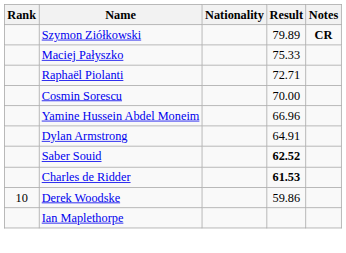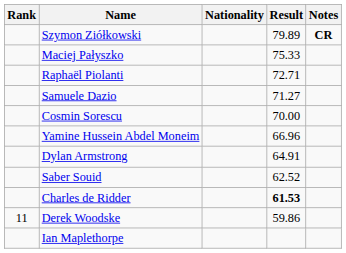+ row: (79, 96)
(286, 156) bold -> (286, 177) normal
(22, 197) 10 -> (22, 217) 11
